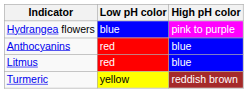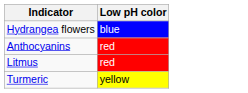- column: (206, 12)
